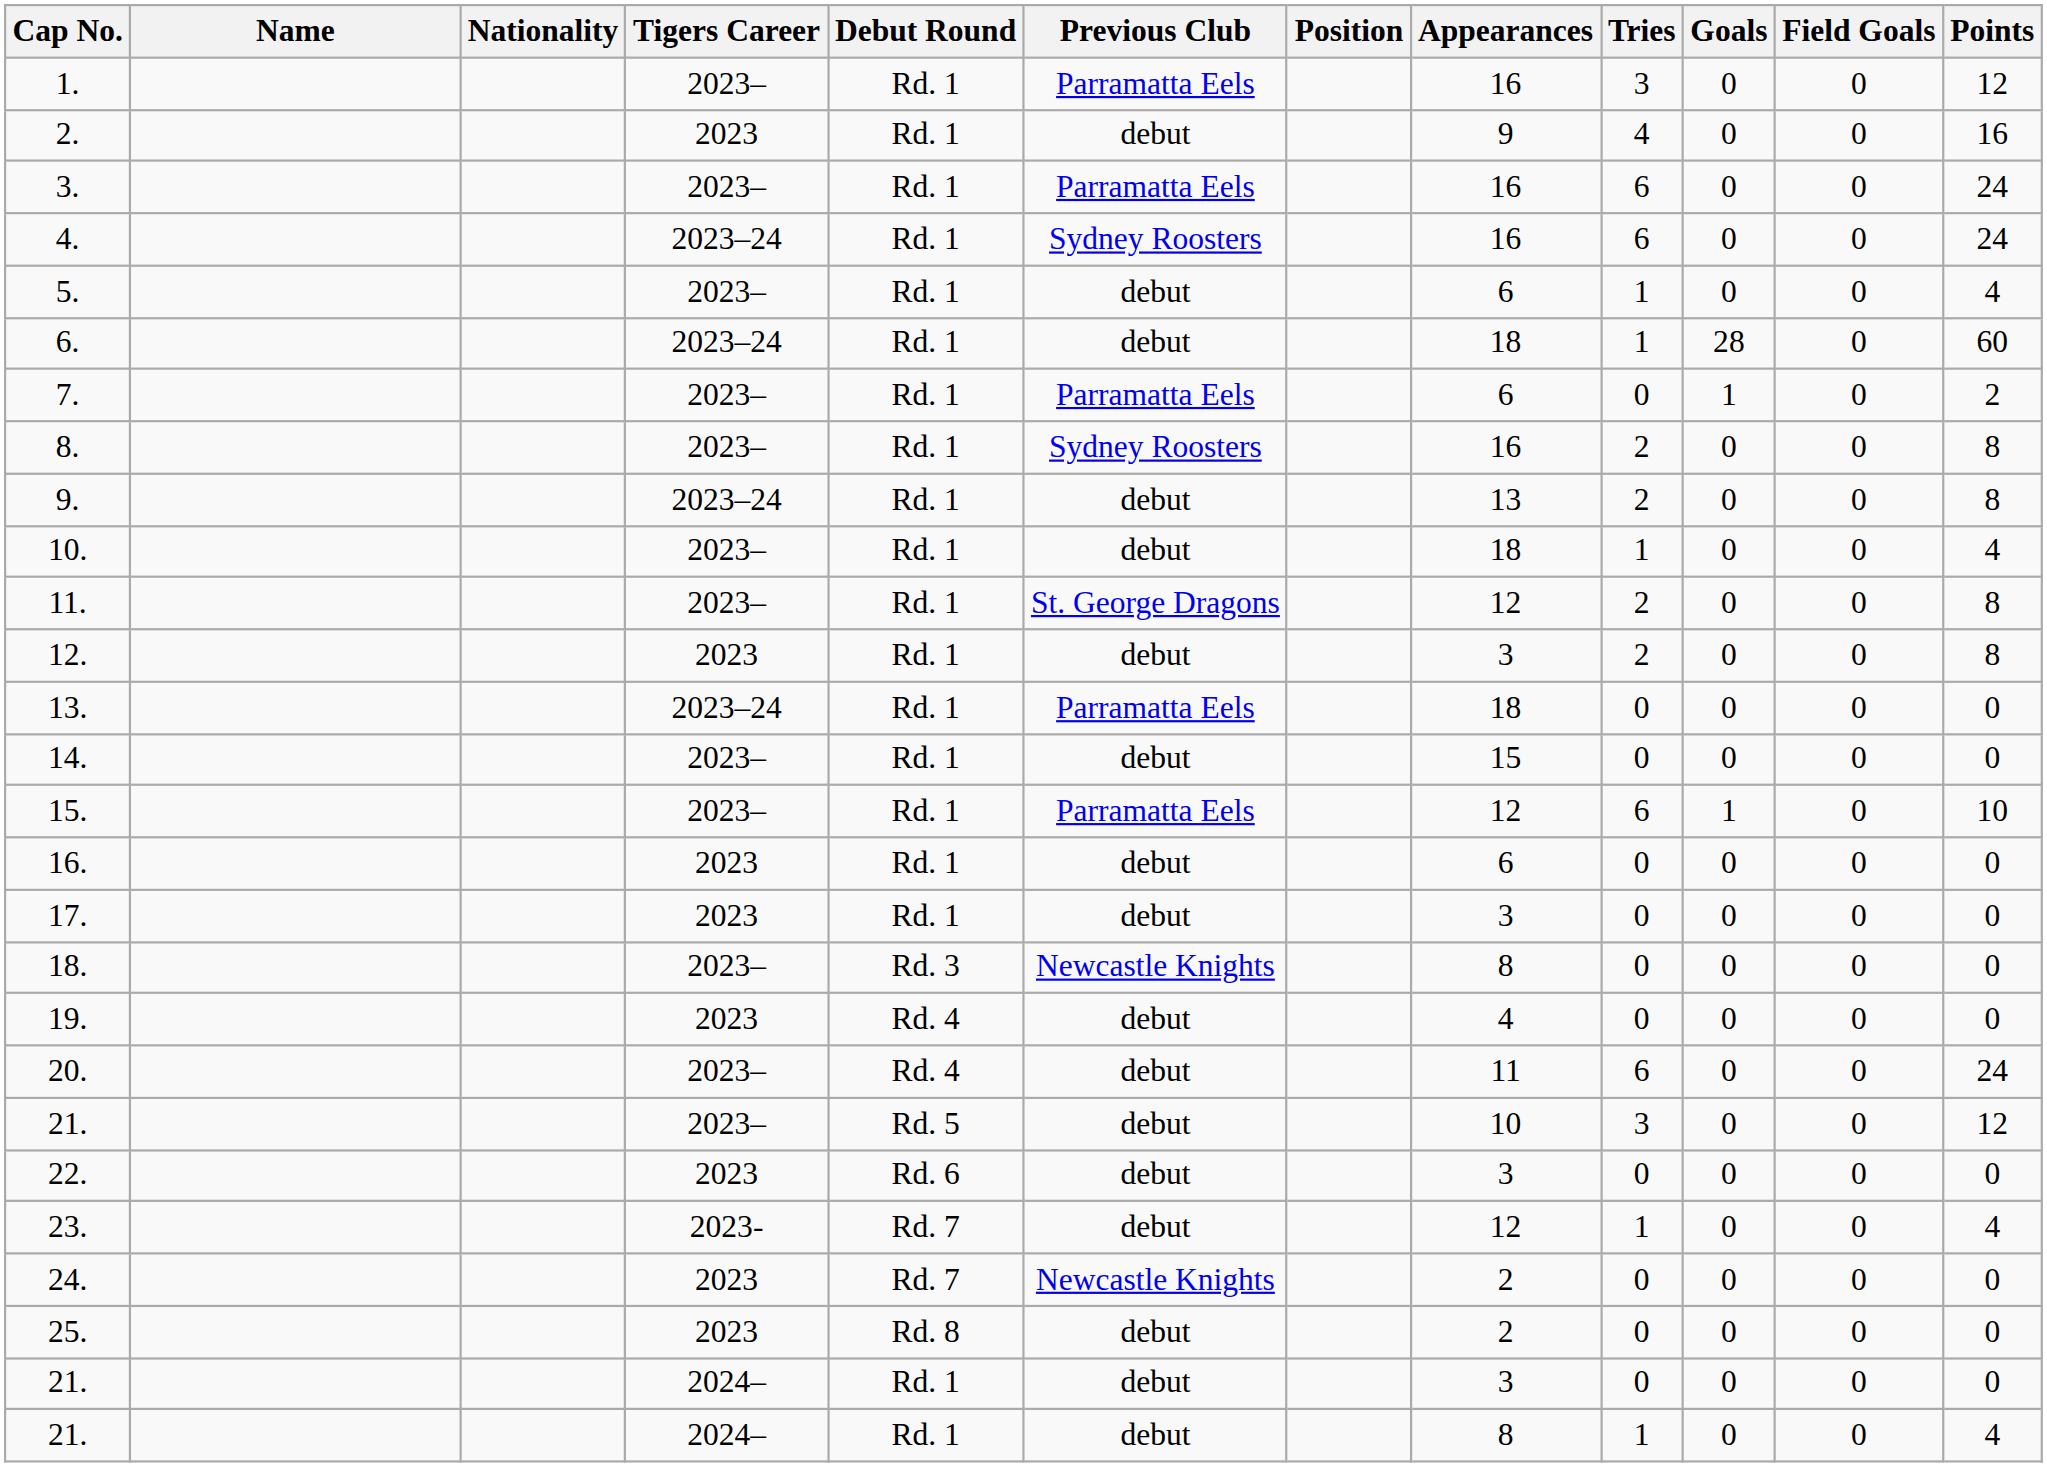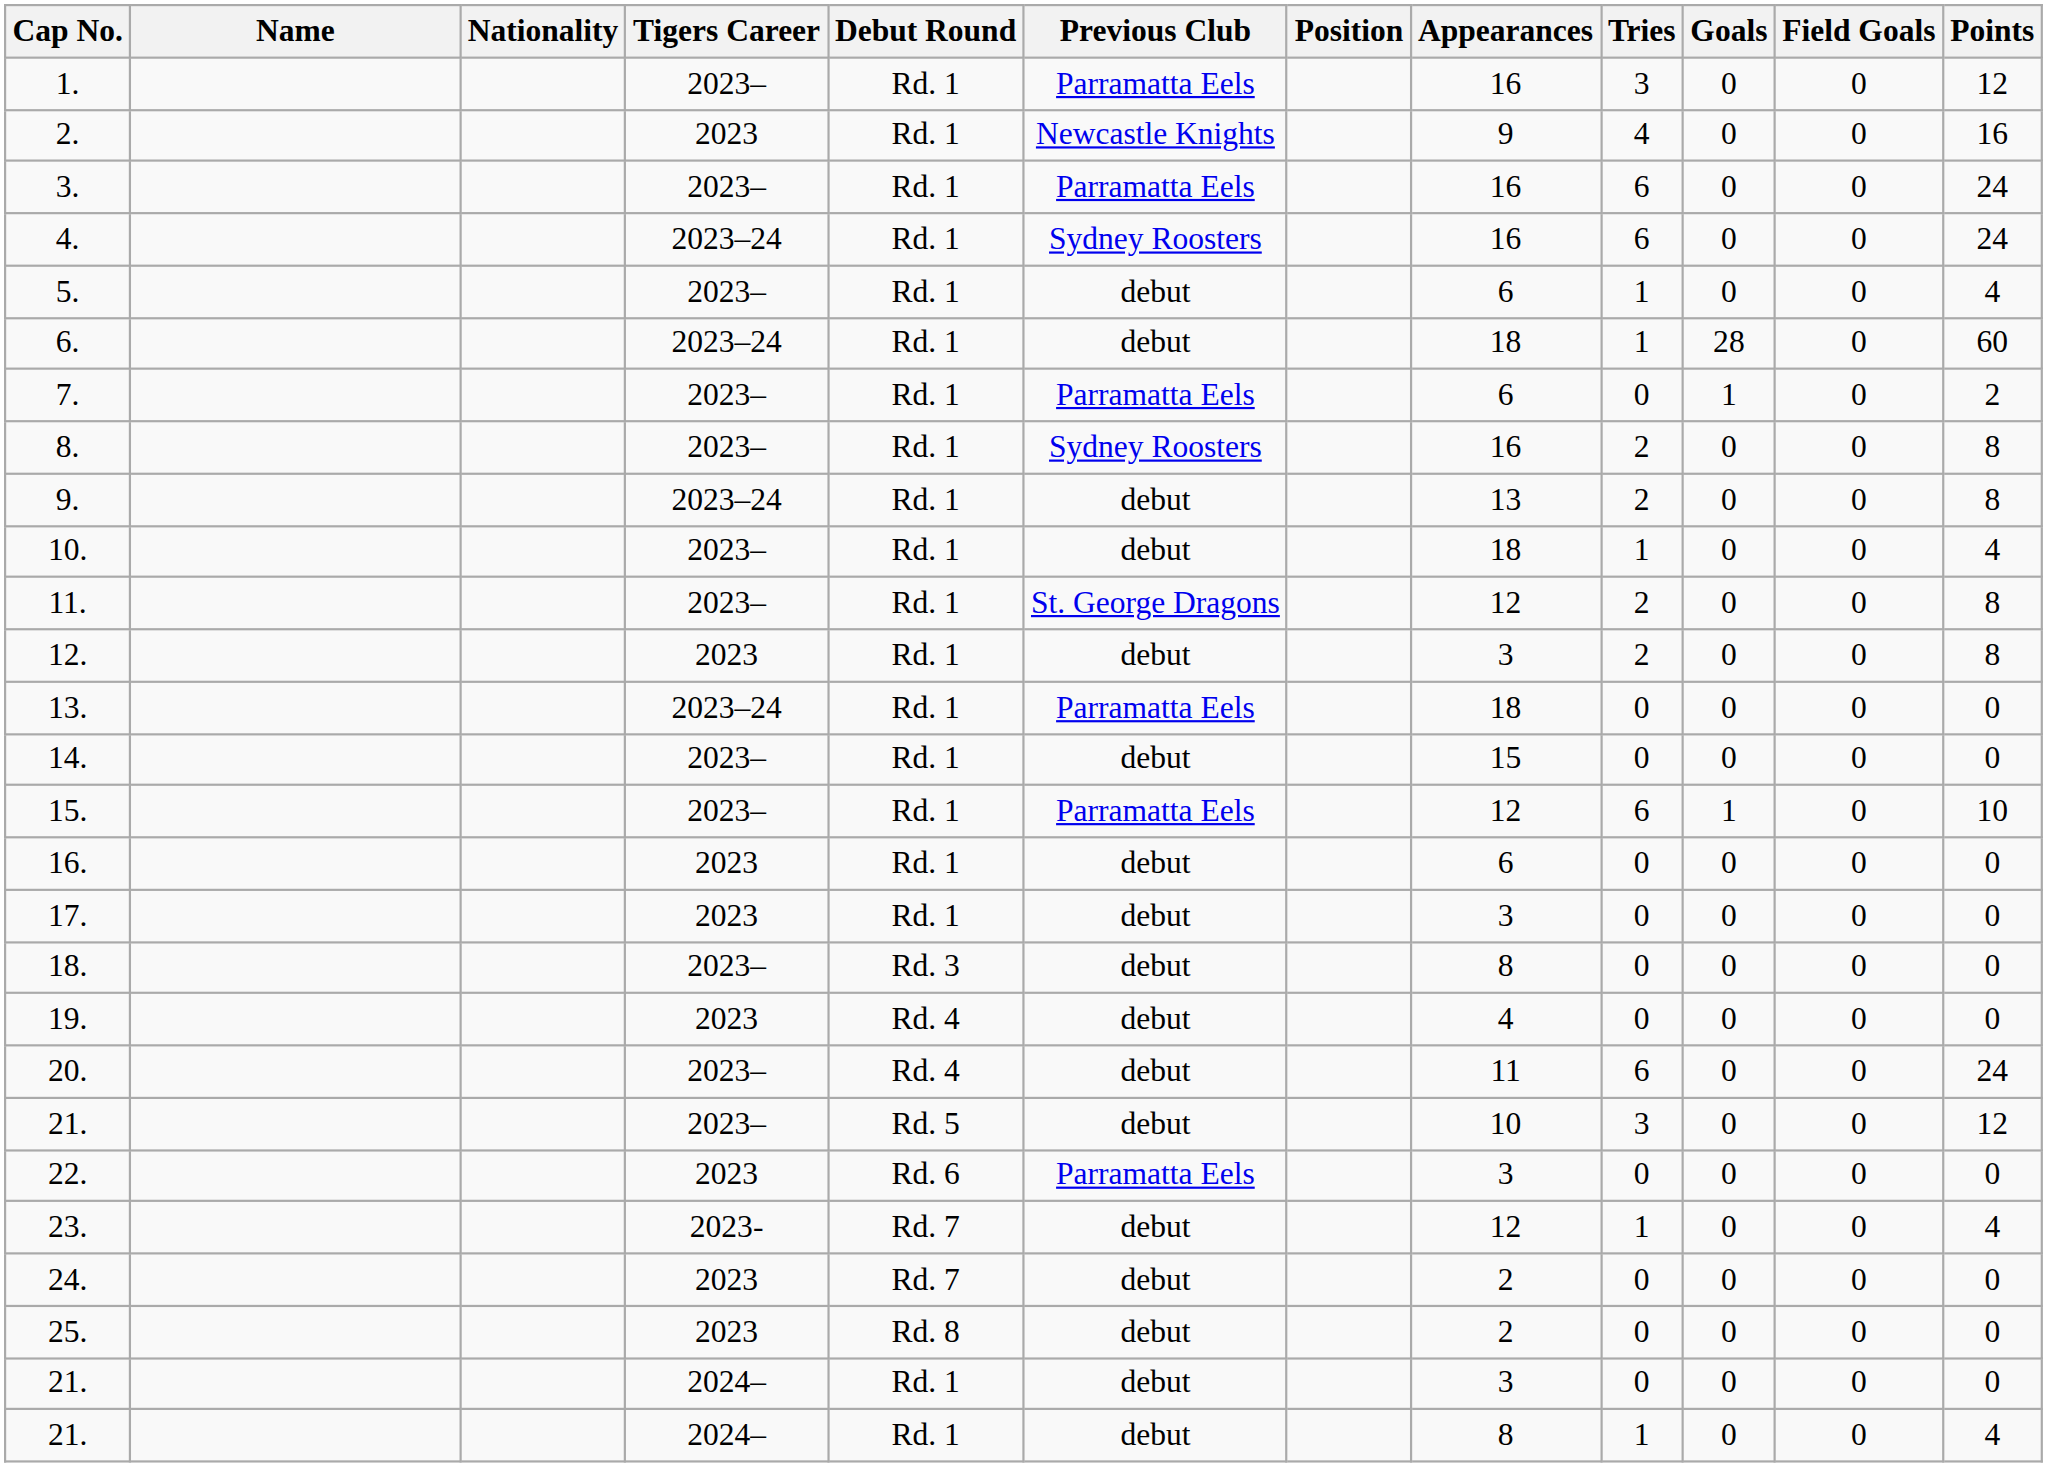(1155, 134) debut -> (1155, 134) Newcastle Knights
(1155, 967) Newcastle Knights -> (1155, 967) debut
(1155, 1175) debut -> (1155, 1175) Parramatta Eels
(1155, 1279) Newcastle Knights -> (1155, 1279) debut
